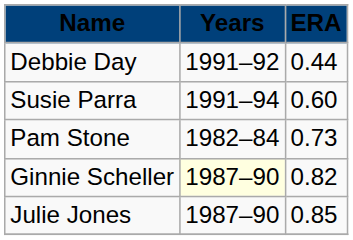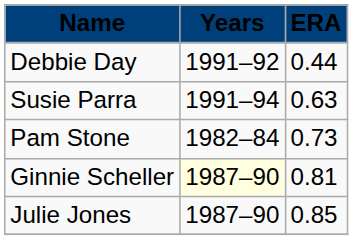(314, 100) 0.60 -> (314, 100) 0.63
(314, 176) 0.82 -> (314, 176) 0.81
